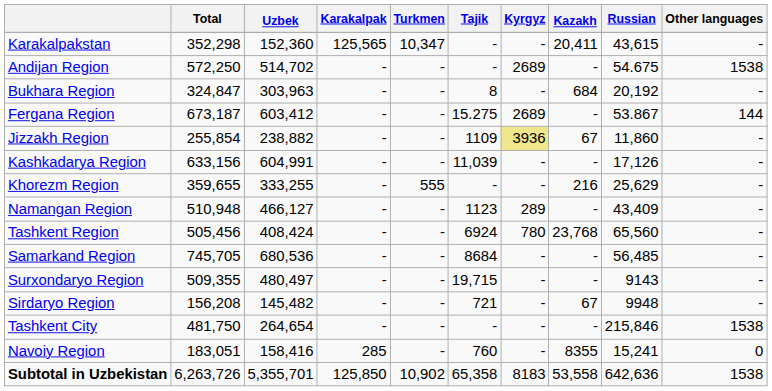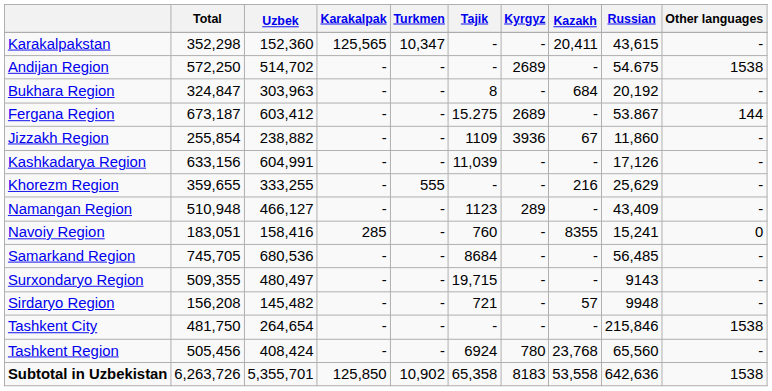(529, 138) khaki background -> (529, 138) no background
rows swapped: (56, 350) <-> (63, 232)
(590, 303) 67 -> (590, 303) 57
